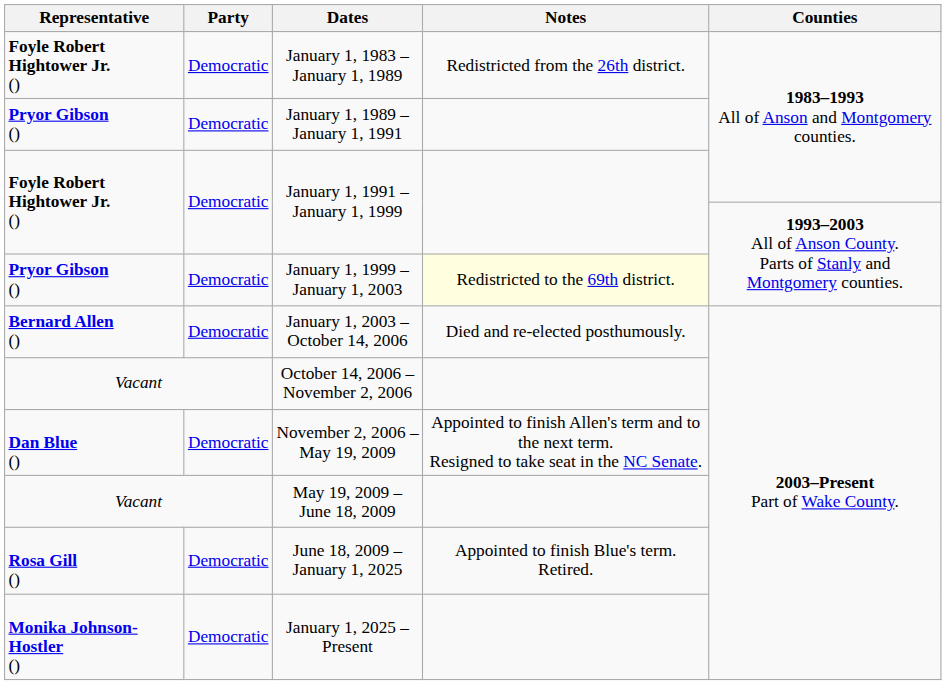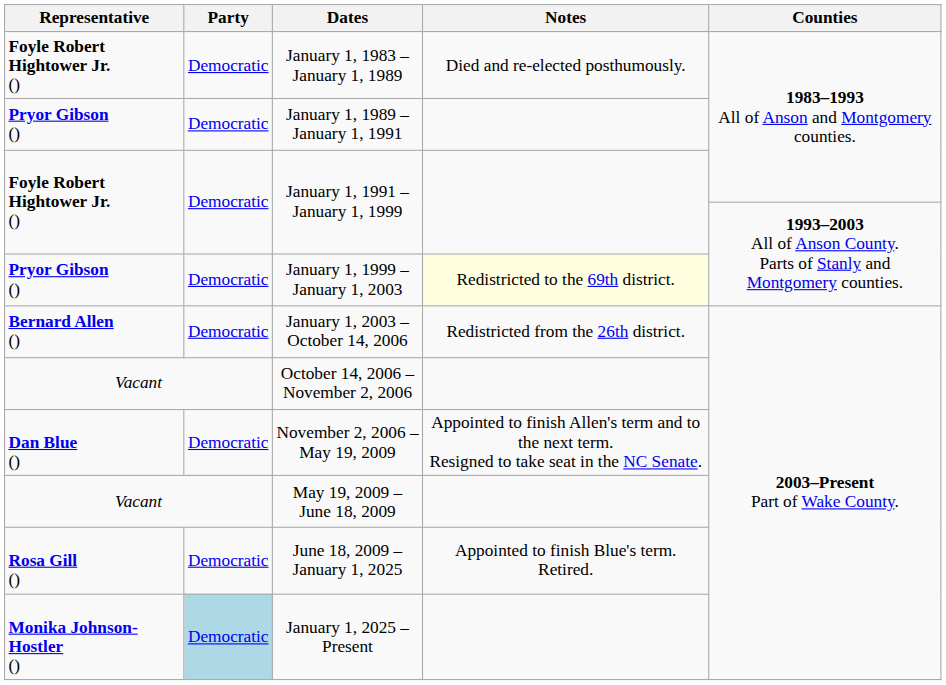(566, 65) Redistricted from the 26th district. -> (566, 65) Died and re-elected posthumously.
(566, 331) Died and re-elected posthumously. -> (566, 331) Redistricted from the 26th district.
(228, 636) no background -> (228, 636) lightblue background
